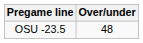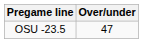(107, 30) 48 -> (107, 30) 47
